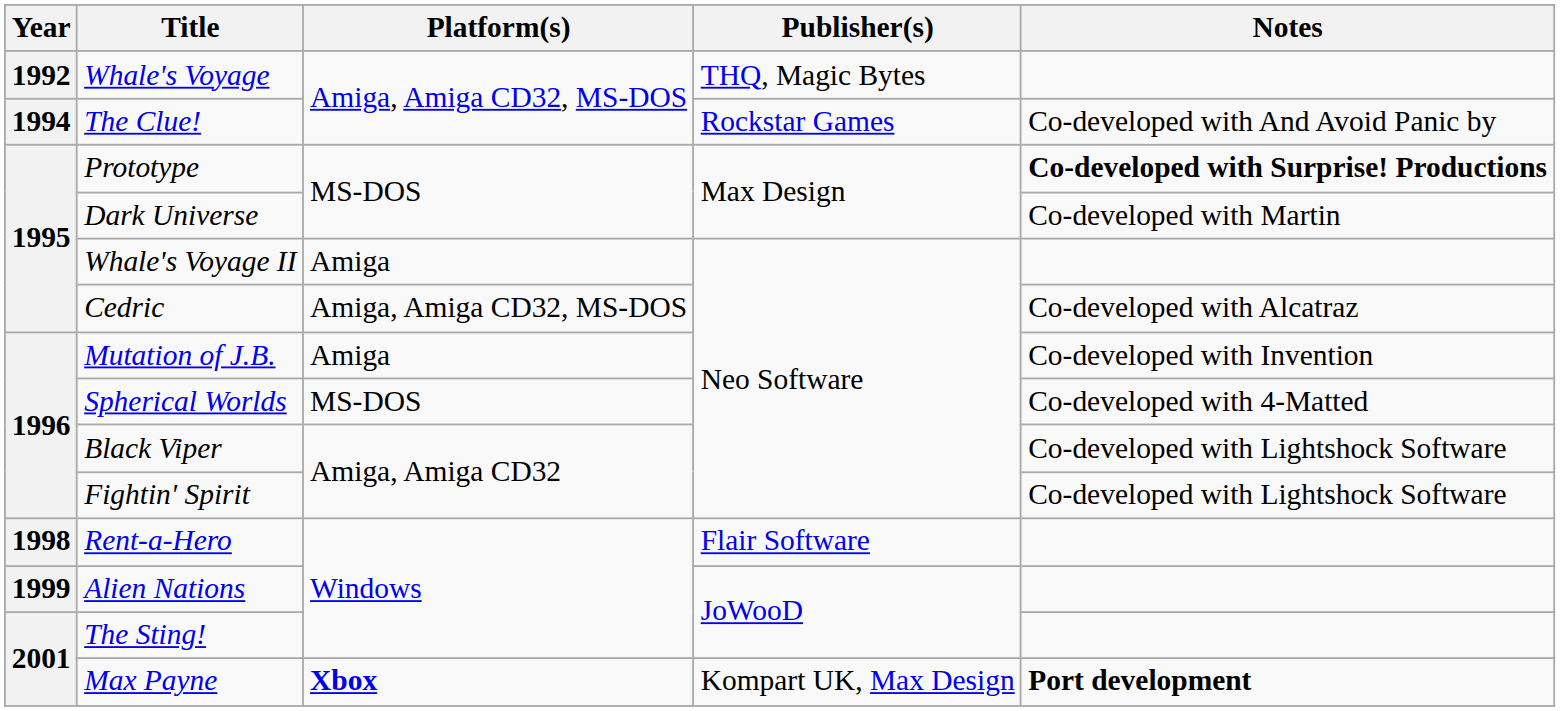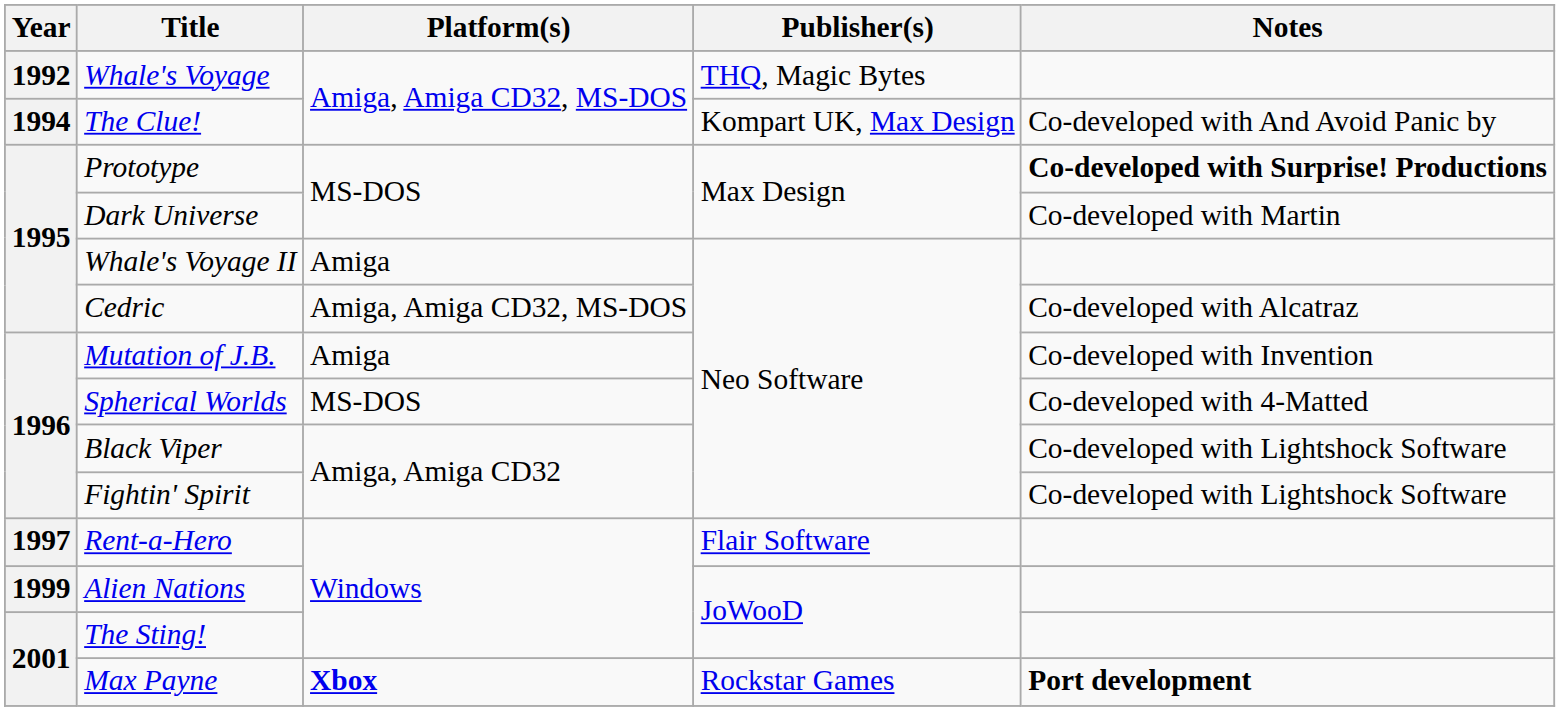(798, 121) Rockstar Games -> (858, 121) Kompart UK, Max Design
(41, 541) 1998 -> (41, 541) 1997
(858, 681) Kompart UK, Max Design -> (798, 681) Rockstar Games
